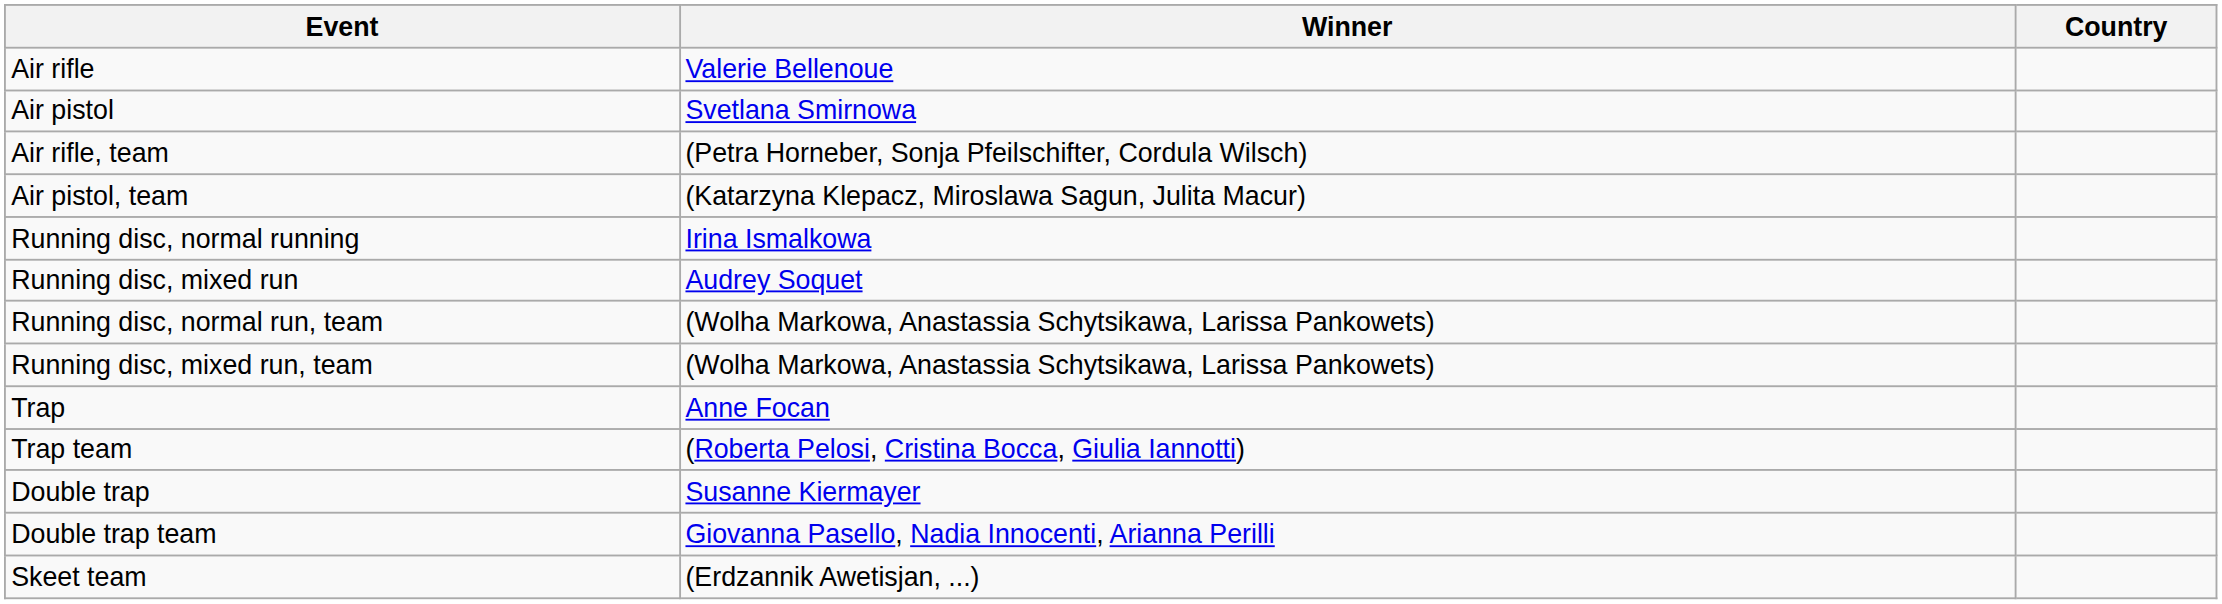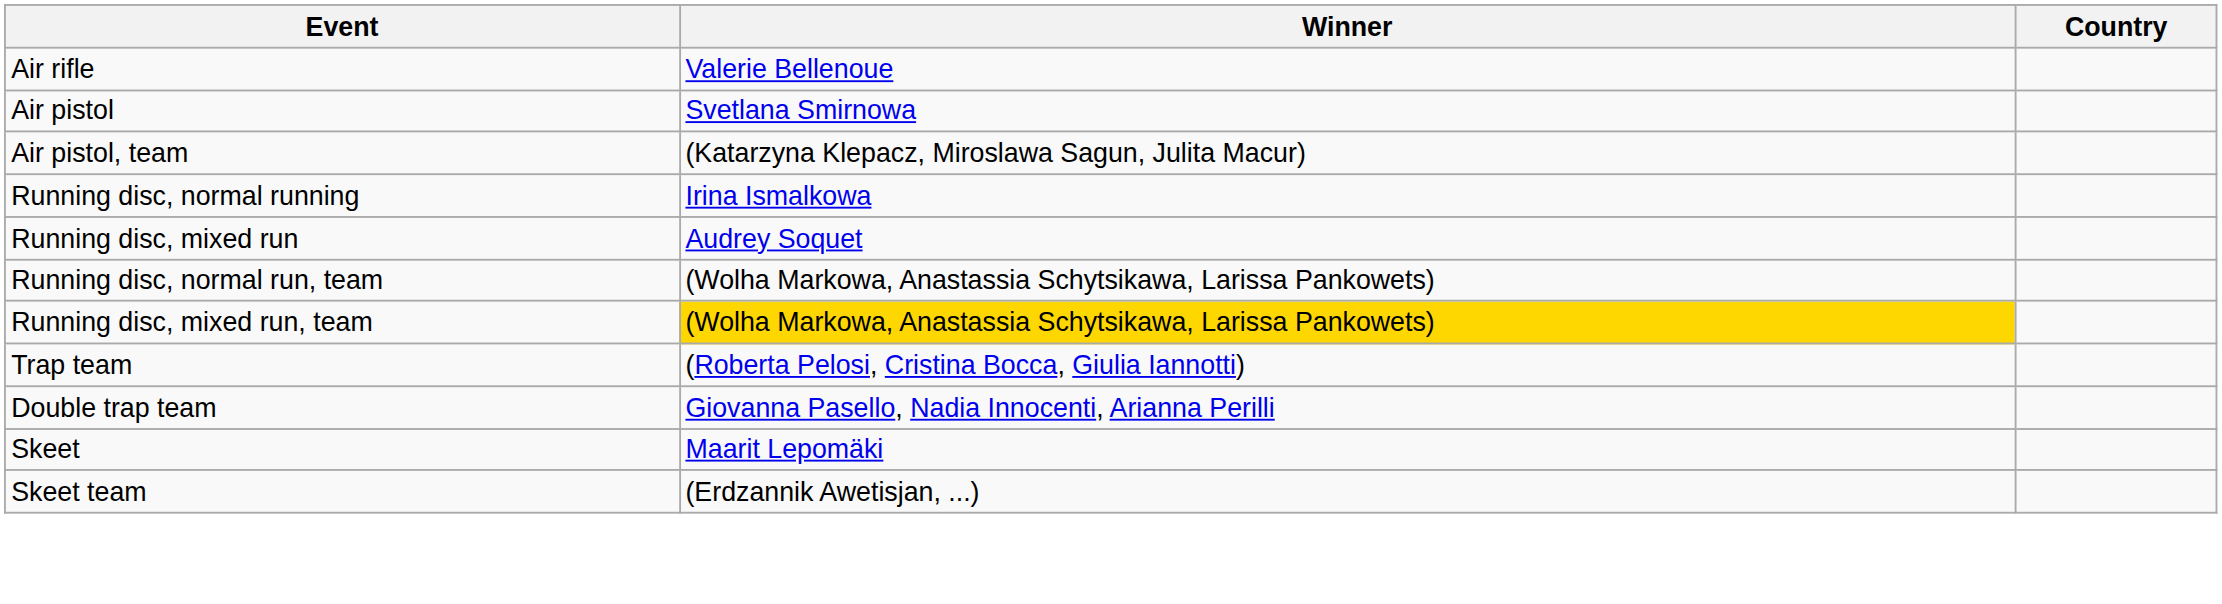- row: (90, 153)
(1060, 365) no background -> (1060, 323) gold background
- row: (38, 407)
- row: (80, 492)
+ row: (45, 450)
